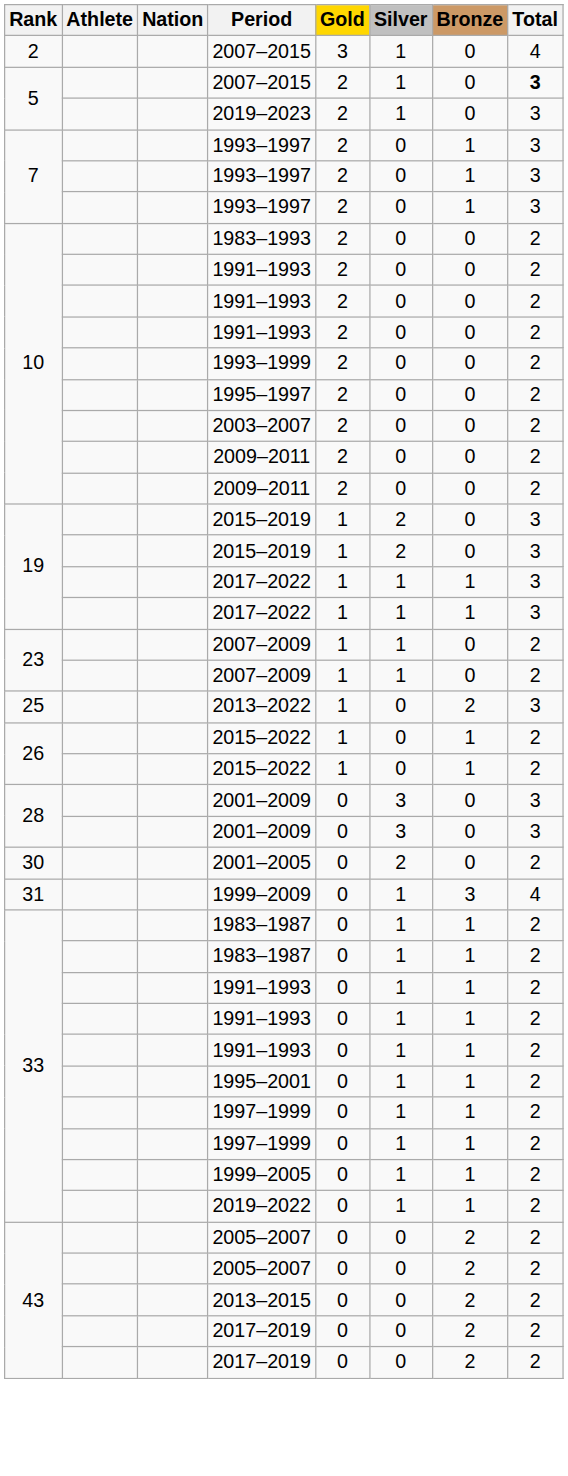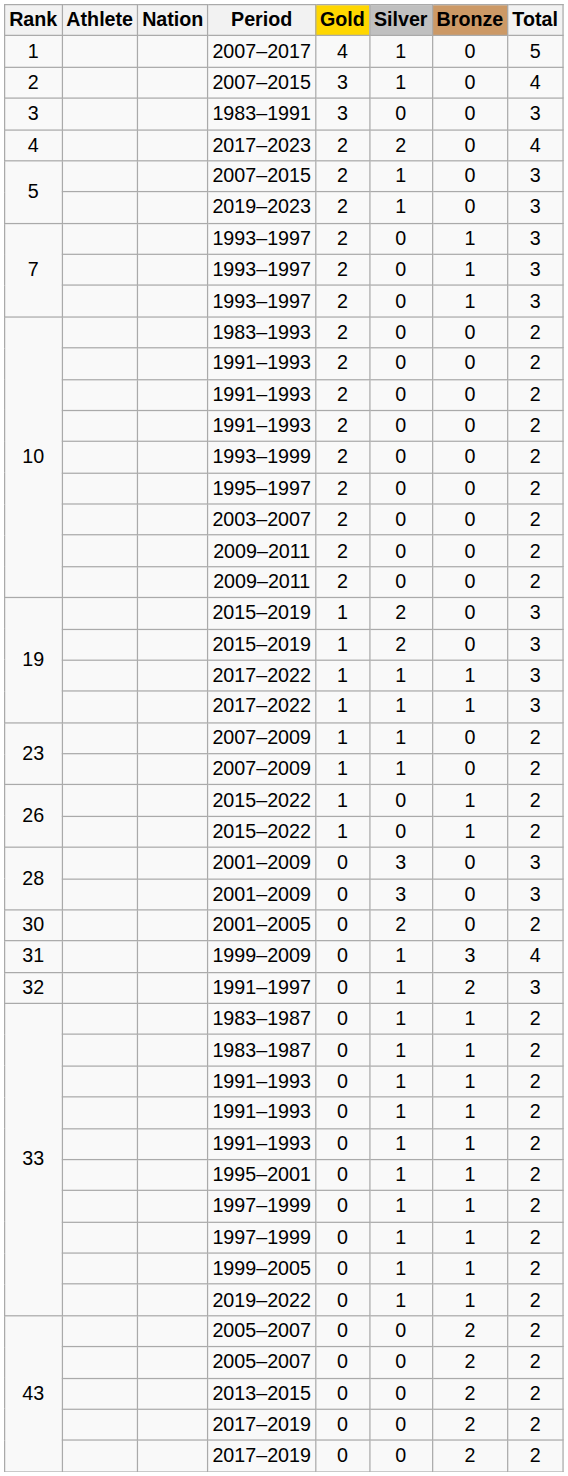+ row: (33, 51)
+ row: (33, 113)
+ row: (33, 144)
(535, 82) bold -> (535, 176) normal
- row: (33, 706)
+ row: (33, 987)
